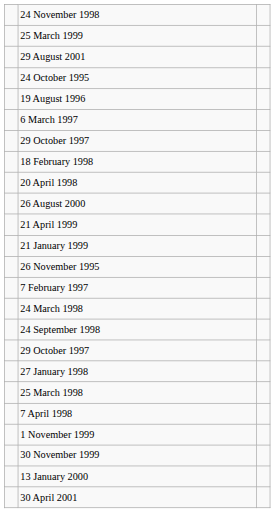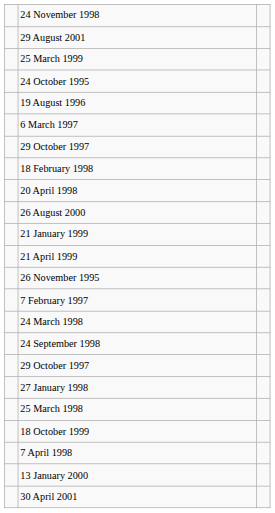rows swapped: (11, 36) <-> (11, 57)
rows swapped: (11, 246) <-> (11, 225)
+ row: (11, 431)
- row: (11, 434)
- row: (11, 455)
